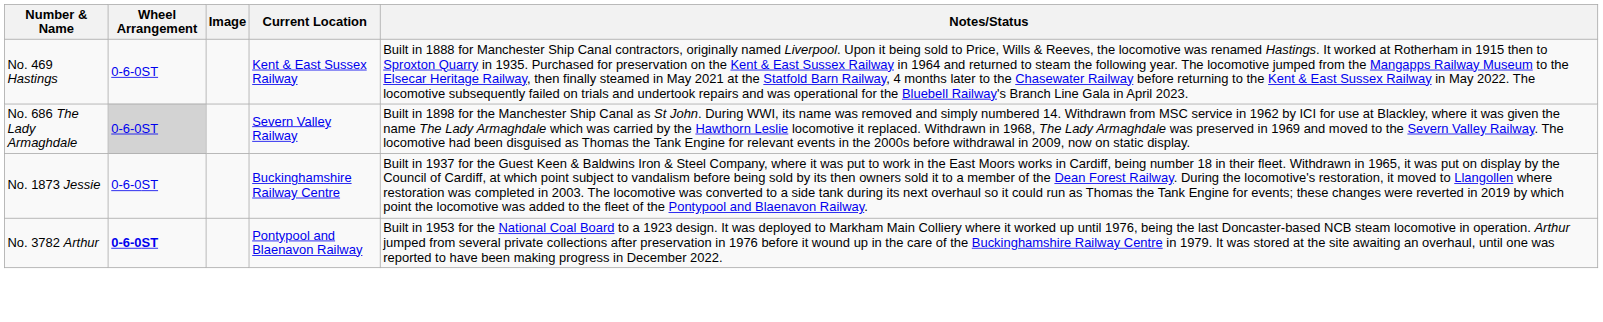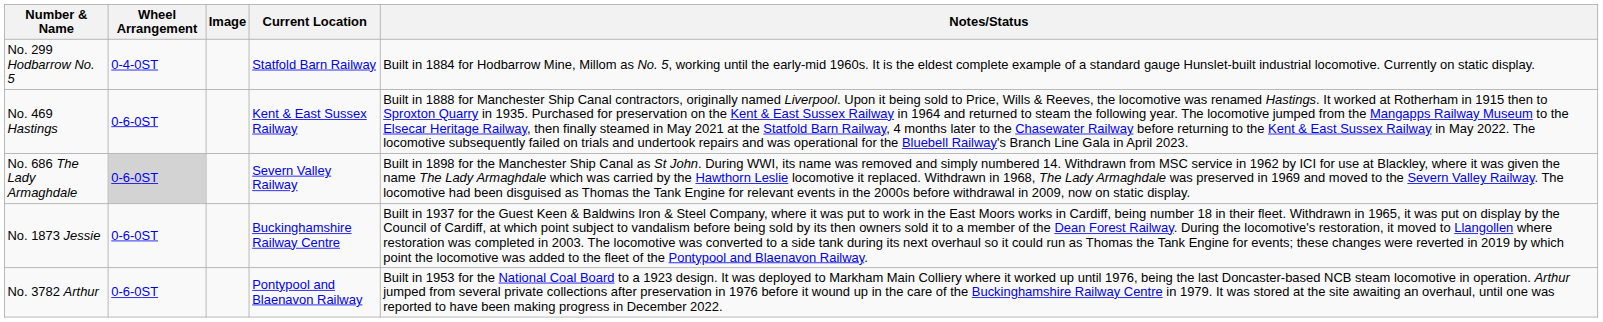+ row: (51, 64)
(135, 242) bold -> (135, 292) normal
